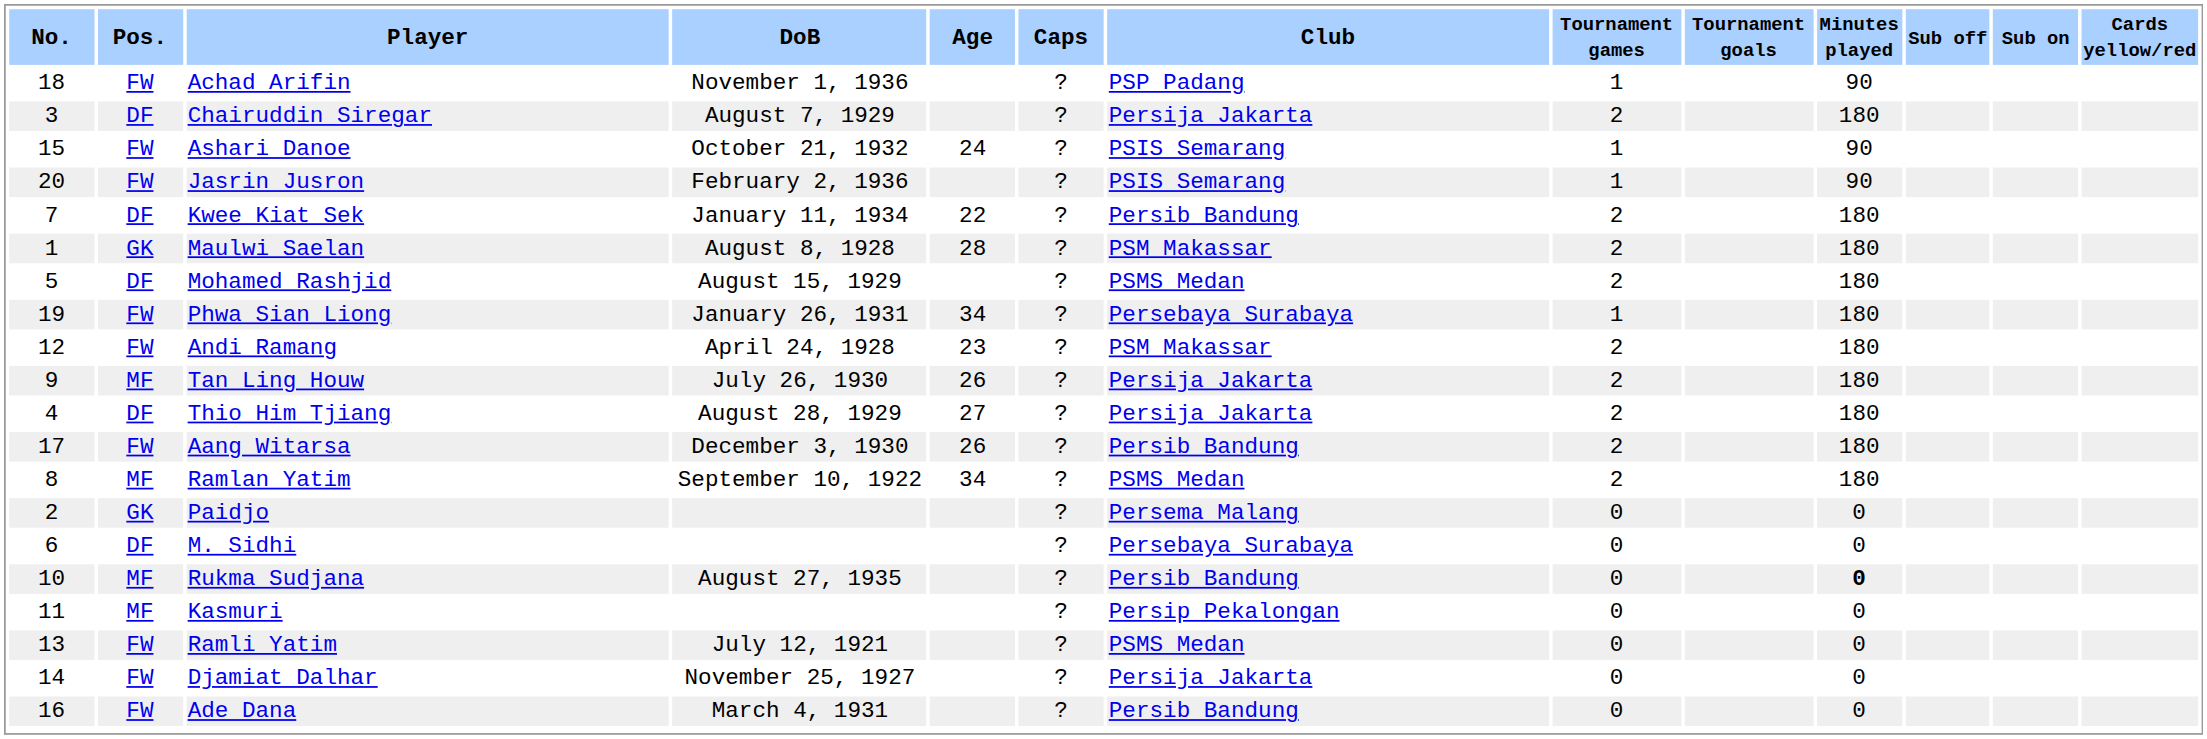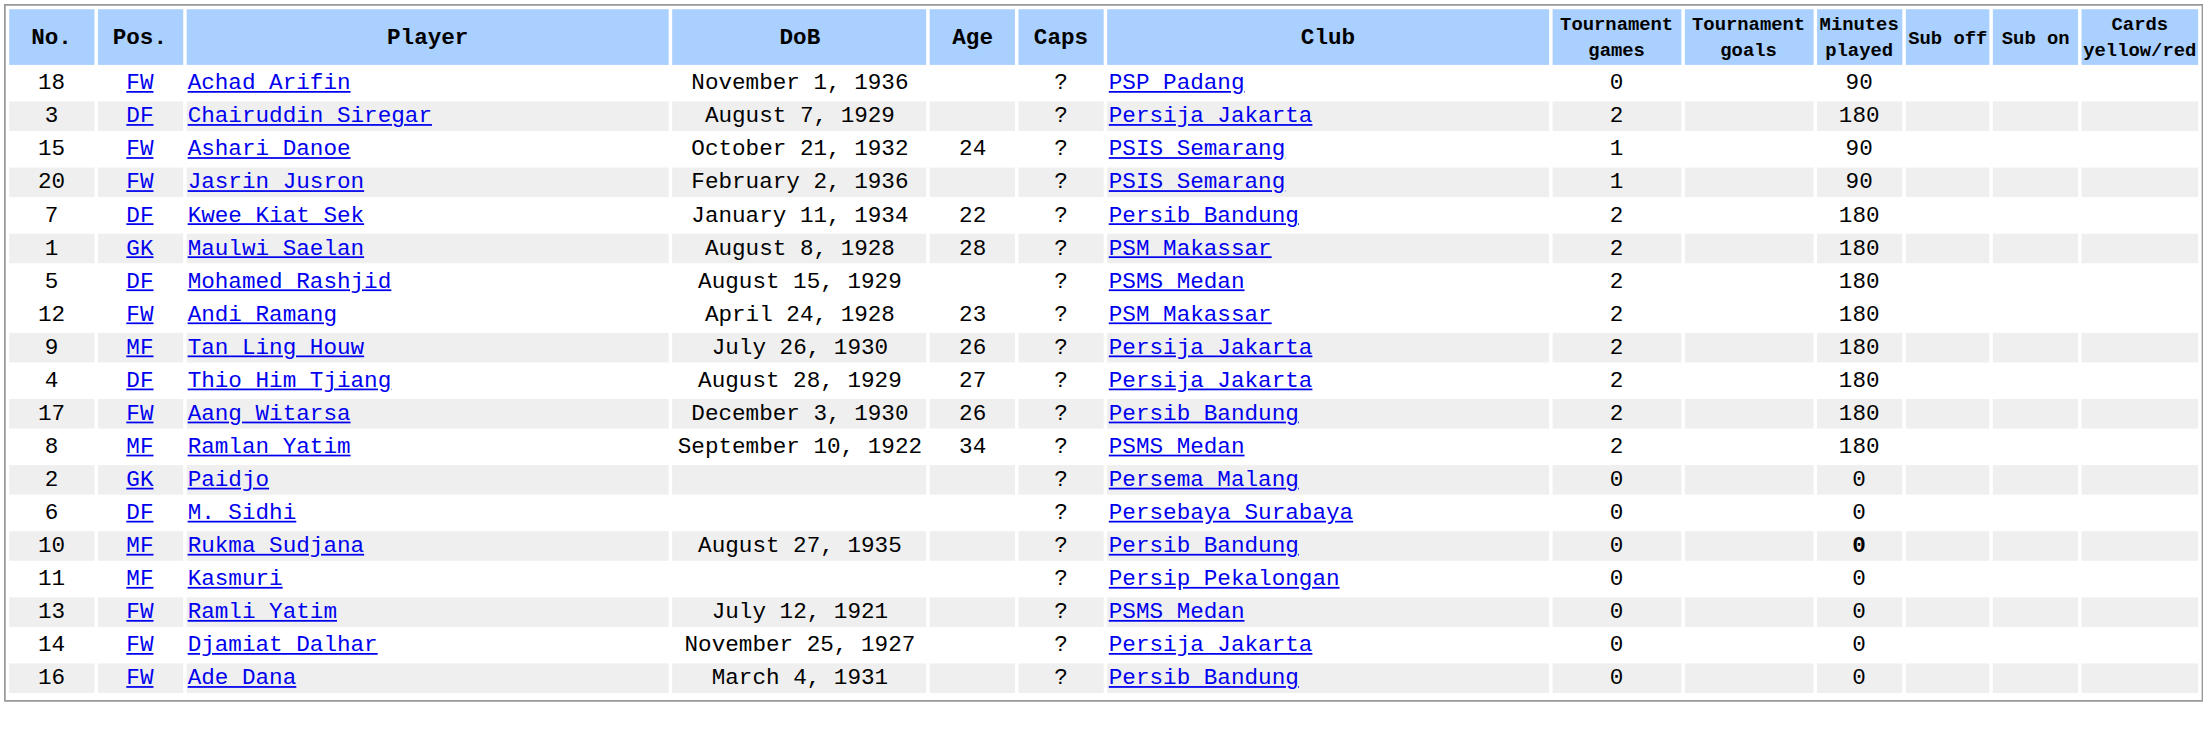(1617, 83) 1 -> (1617, 83) 0
- row: (289, 315)
